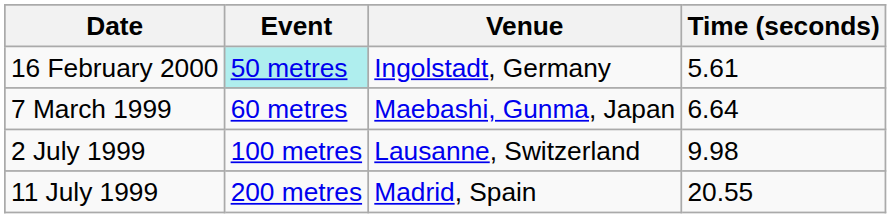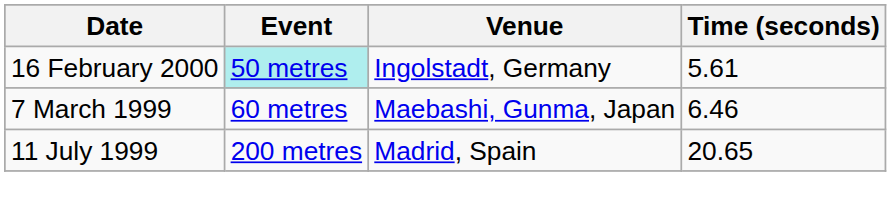(713, 109) 6.64 -> (713, 109) 6.46
- row: (78, 151)
(720, 192) 20.55 -> (720, 151) 20.65
